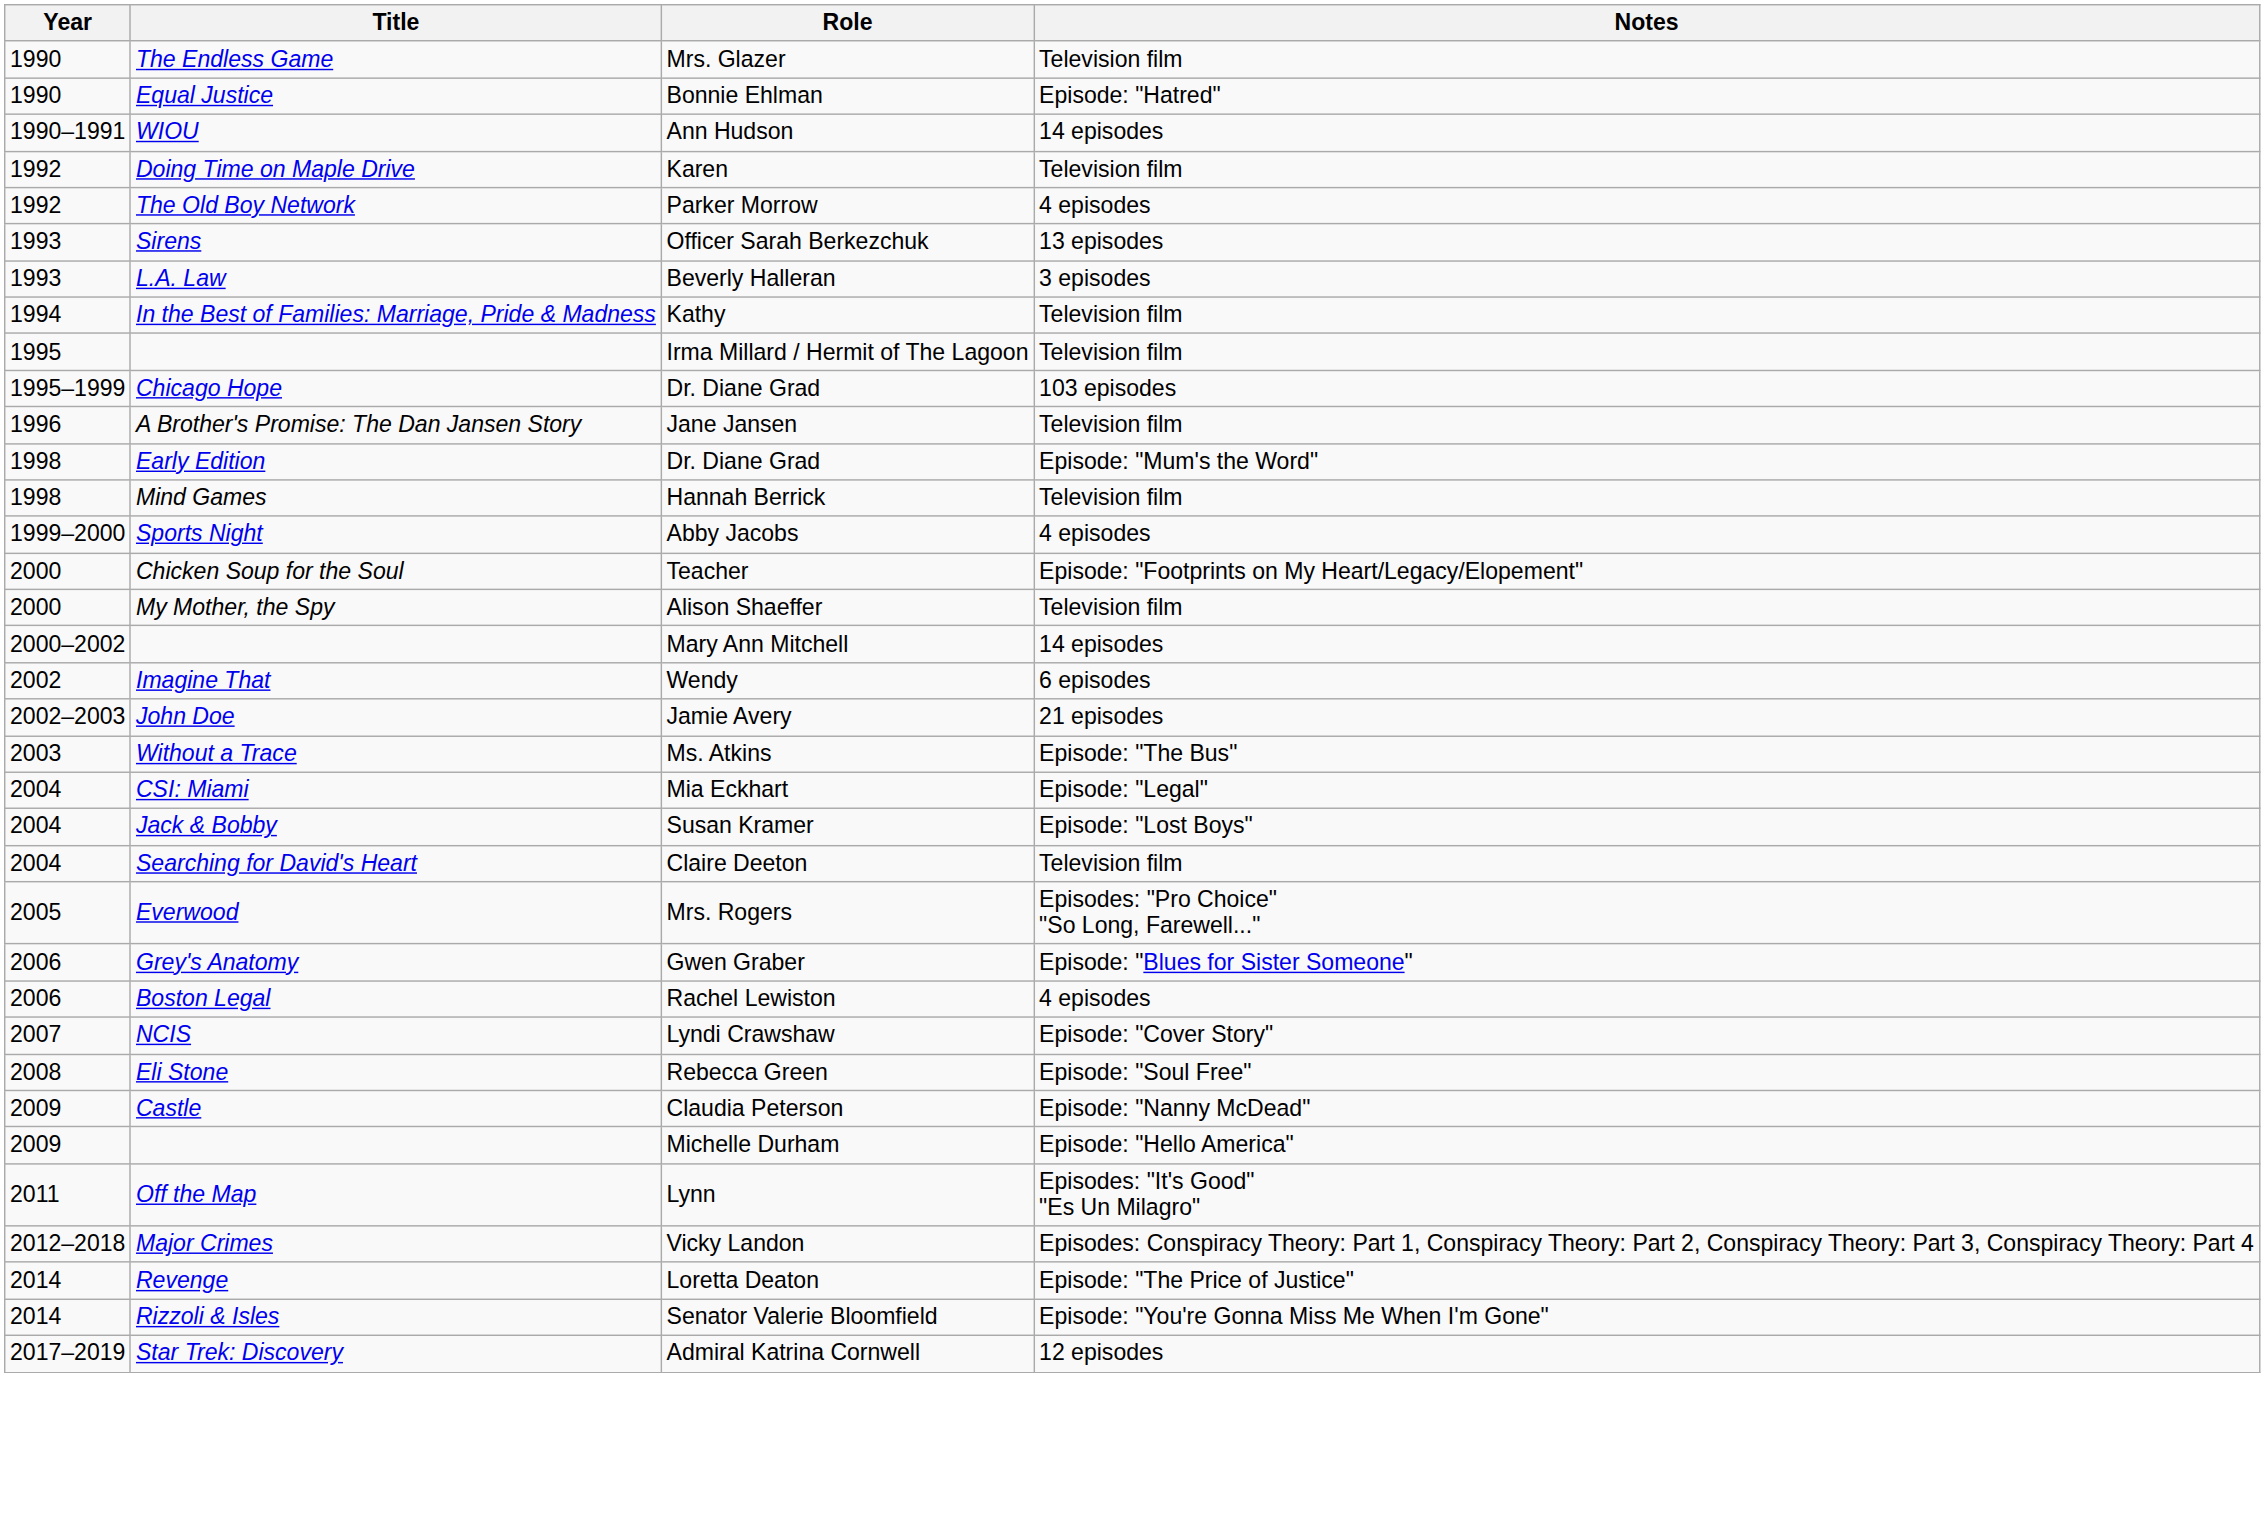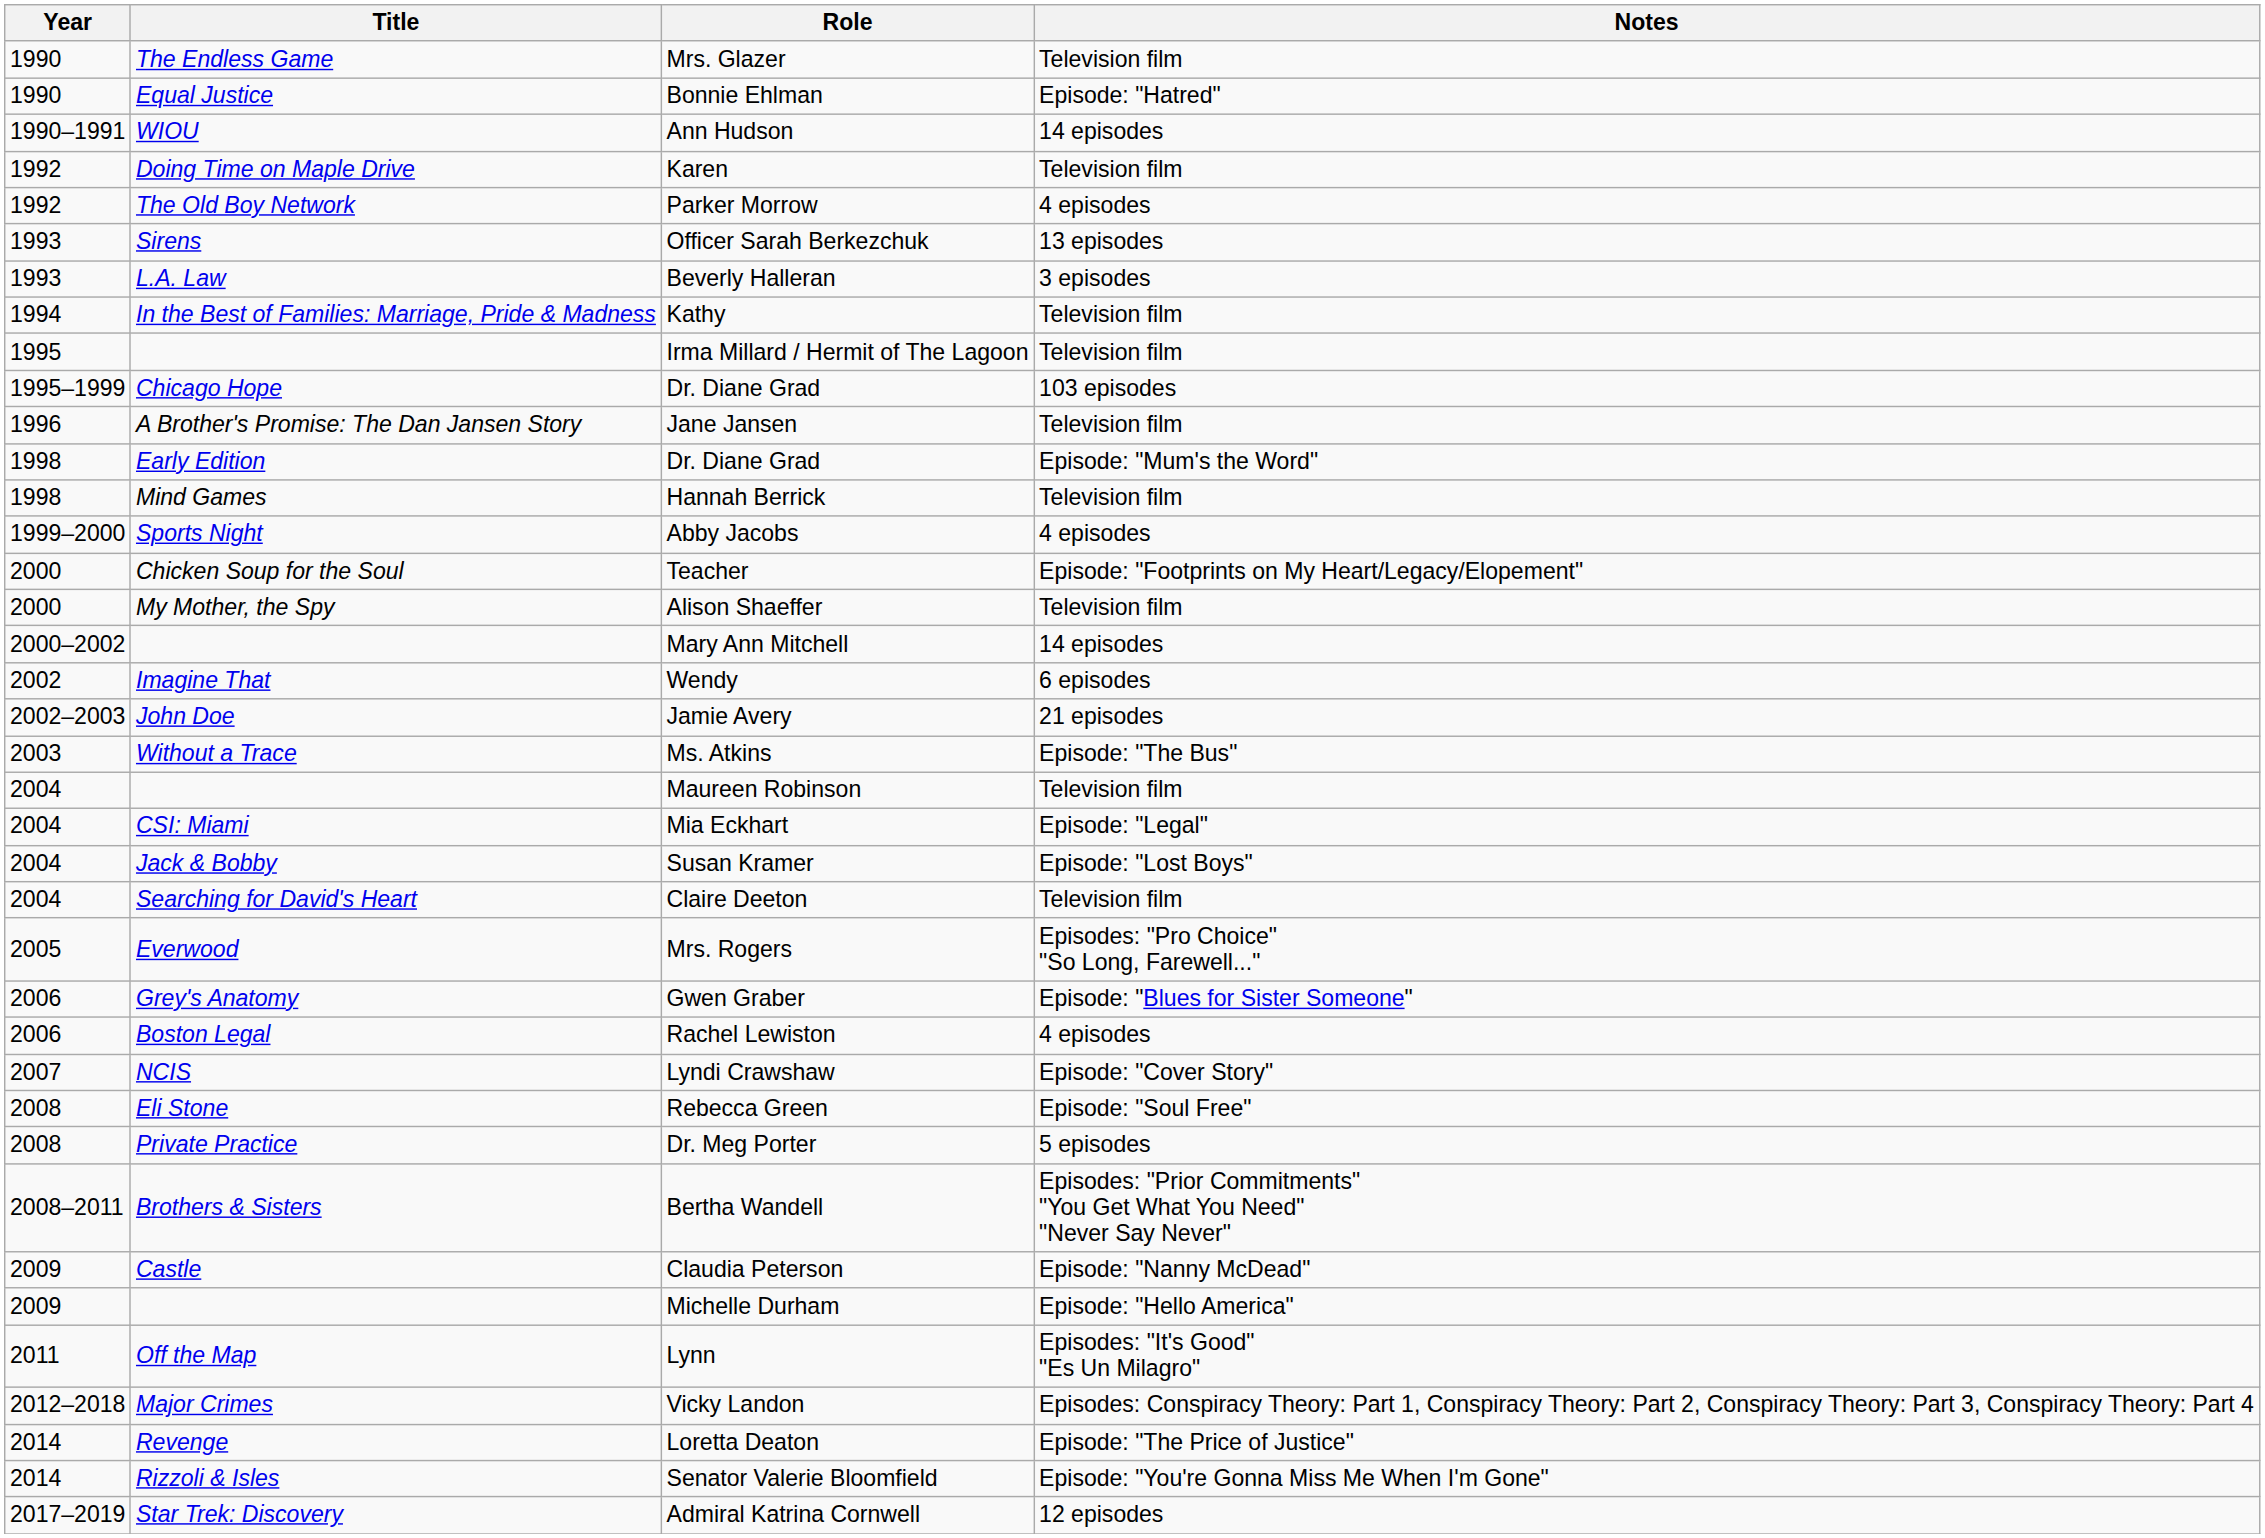+ row: (396, 790)
+ row: (217, 1144)
+ row: (229, 1207)
